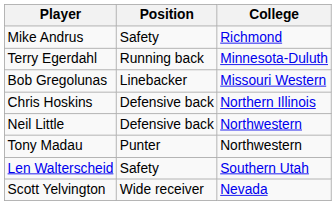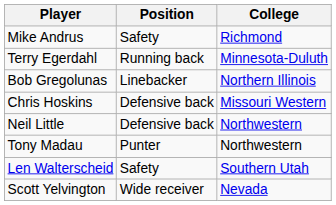(273, 80) Missouri Western -> (268, 80) Northern Illinois
(268, 102) Northern Illinois -> (273, 102) Missouri Western
